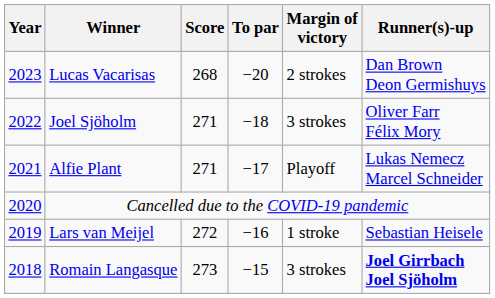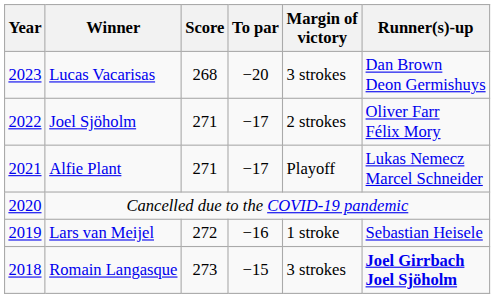(316, 75) 2 strokes -> (316, 75) 3 strokes
(256, 122) −18 -> (256, 122) −17
(316, 122) 3 strokes -> (316, 122) 2 strokes
